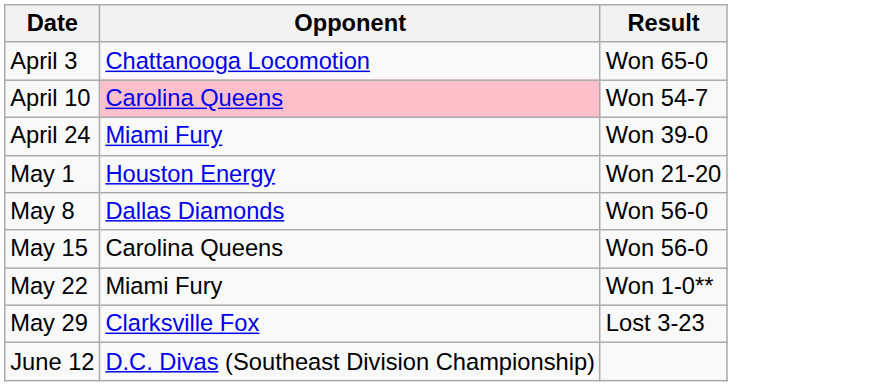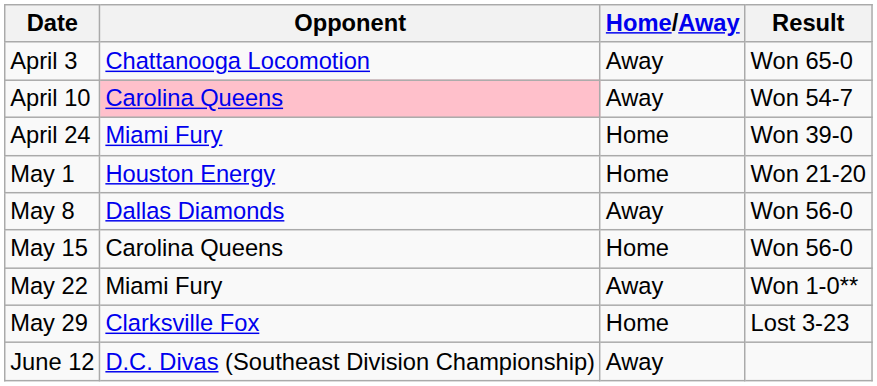+ column: (673, 23)
